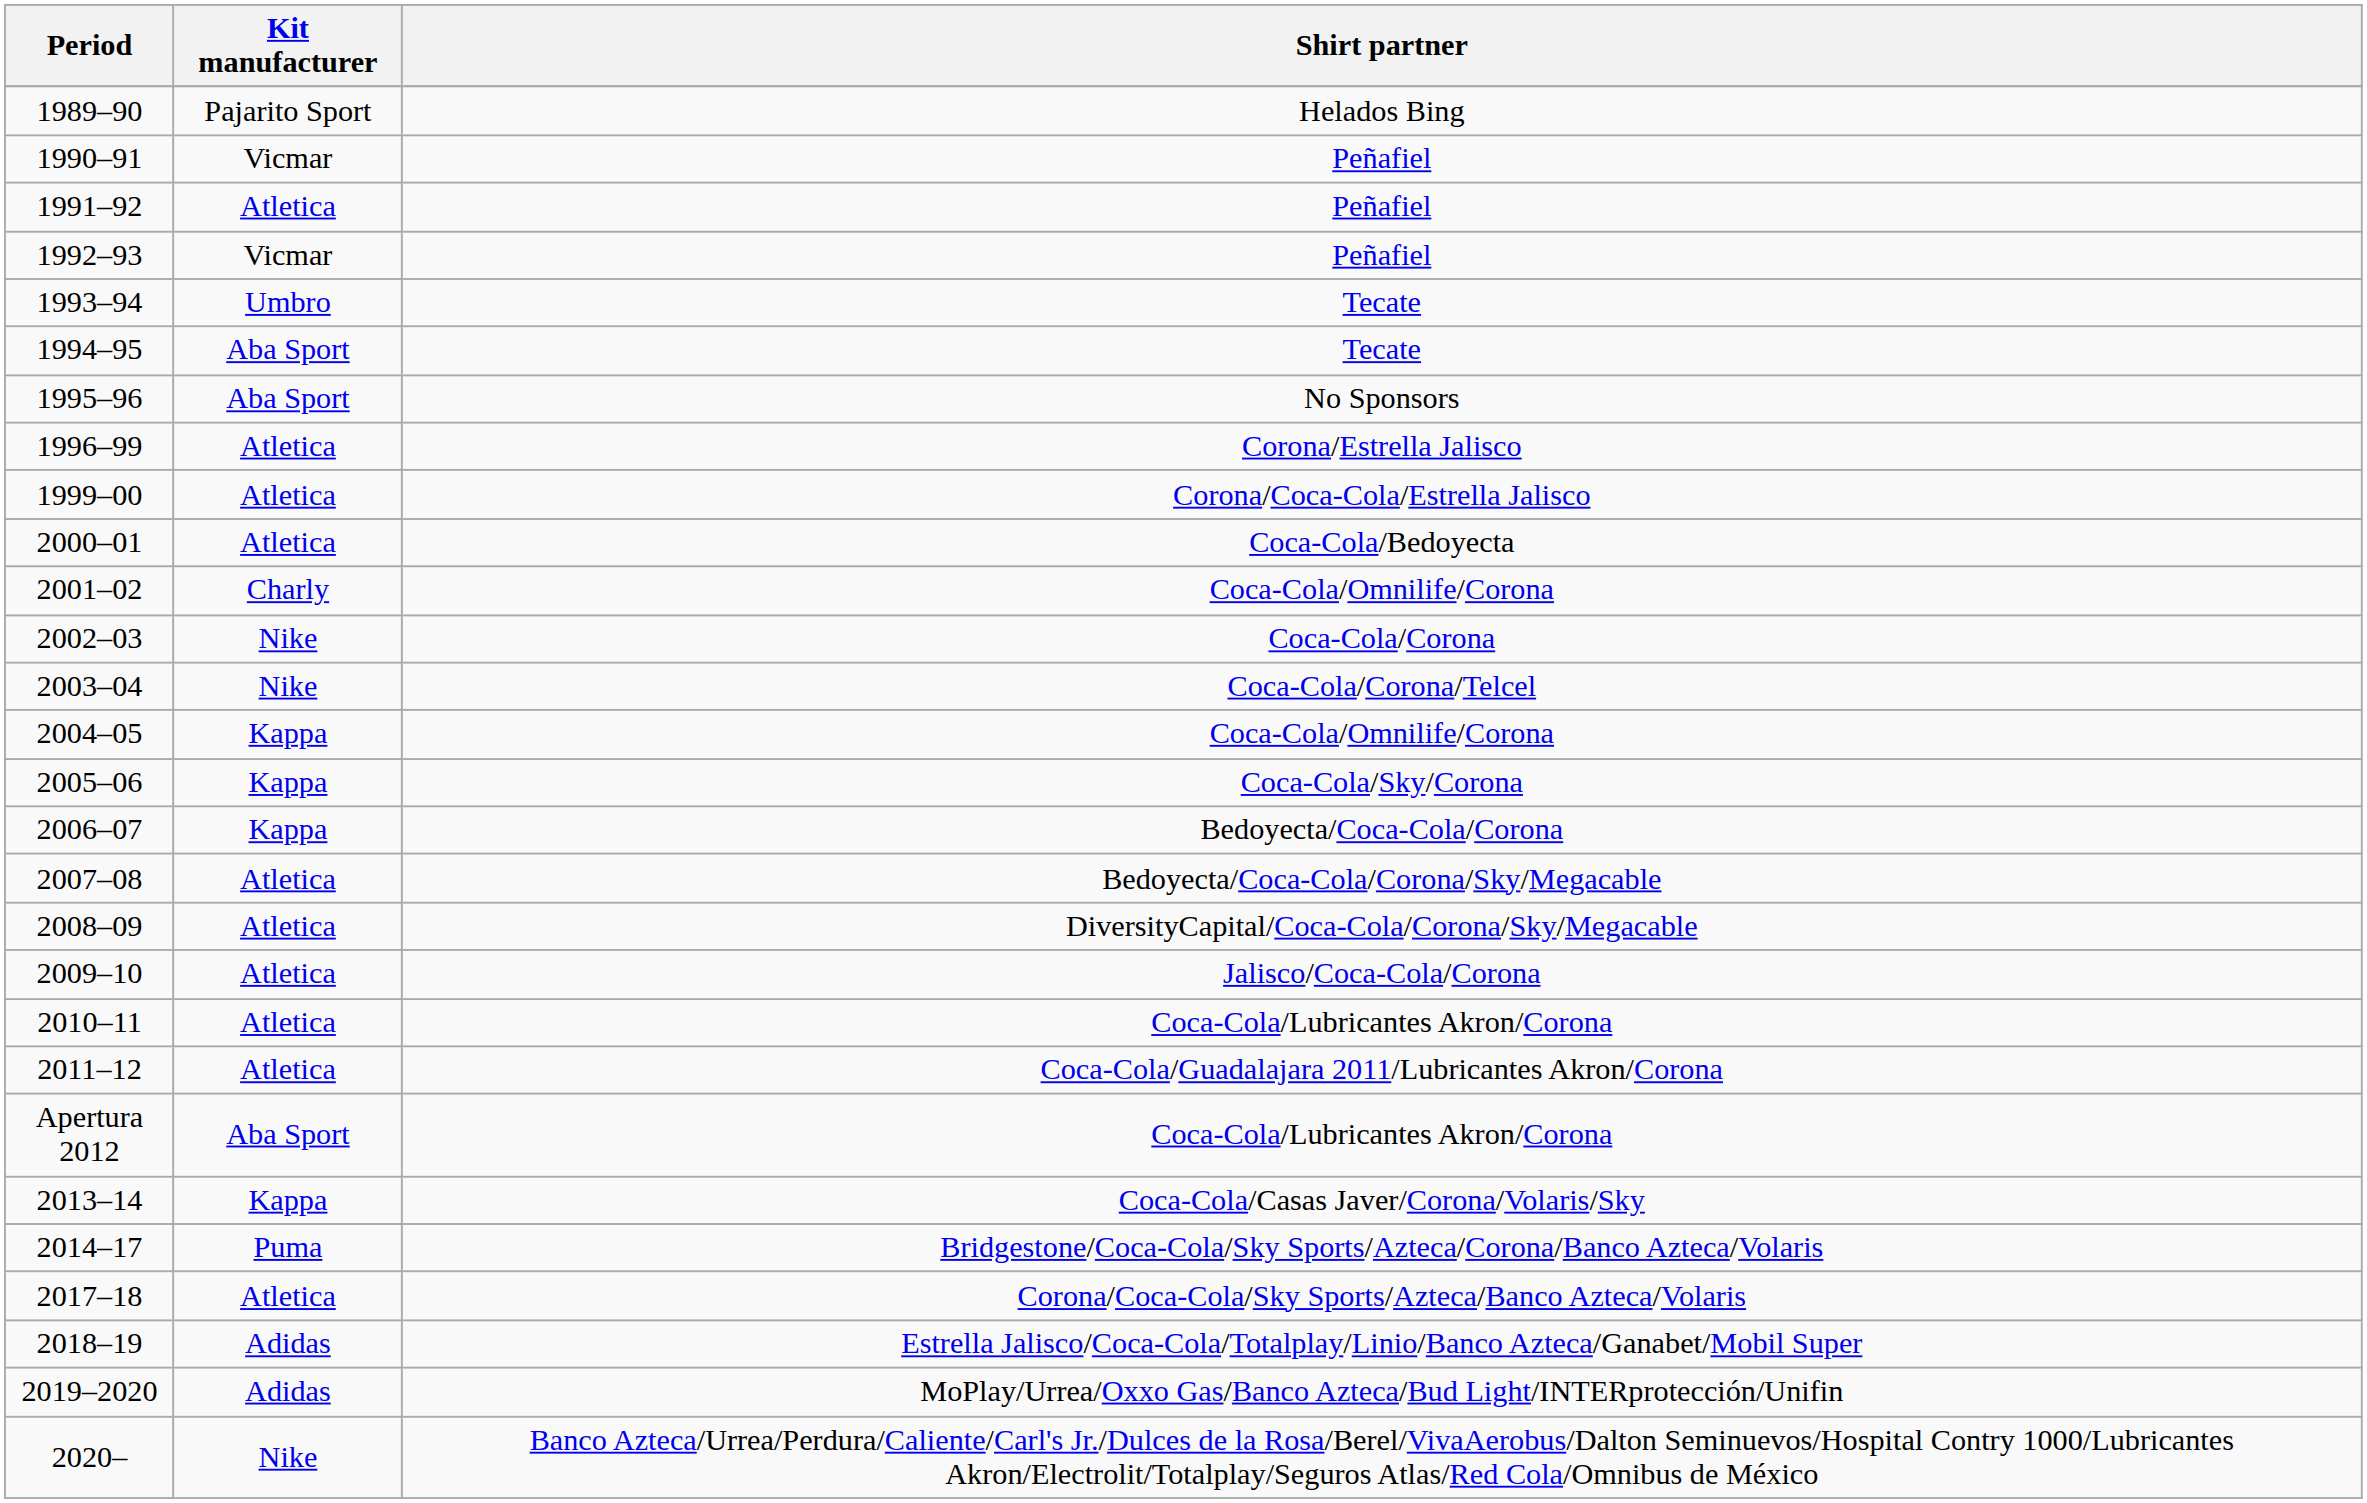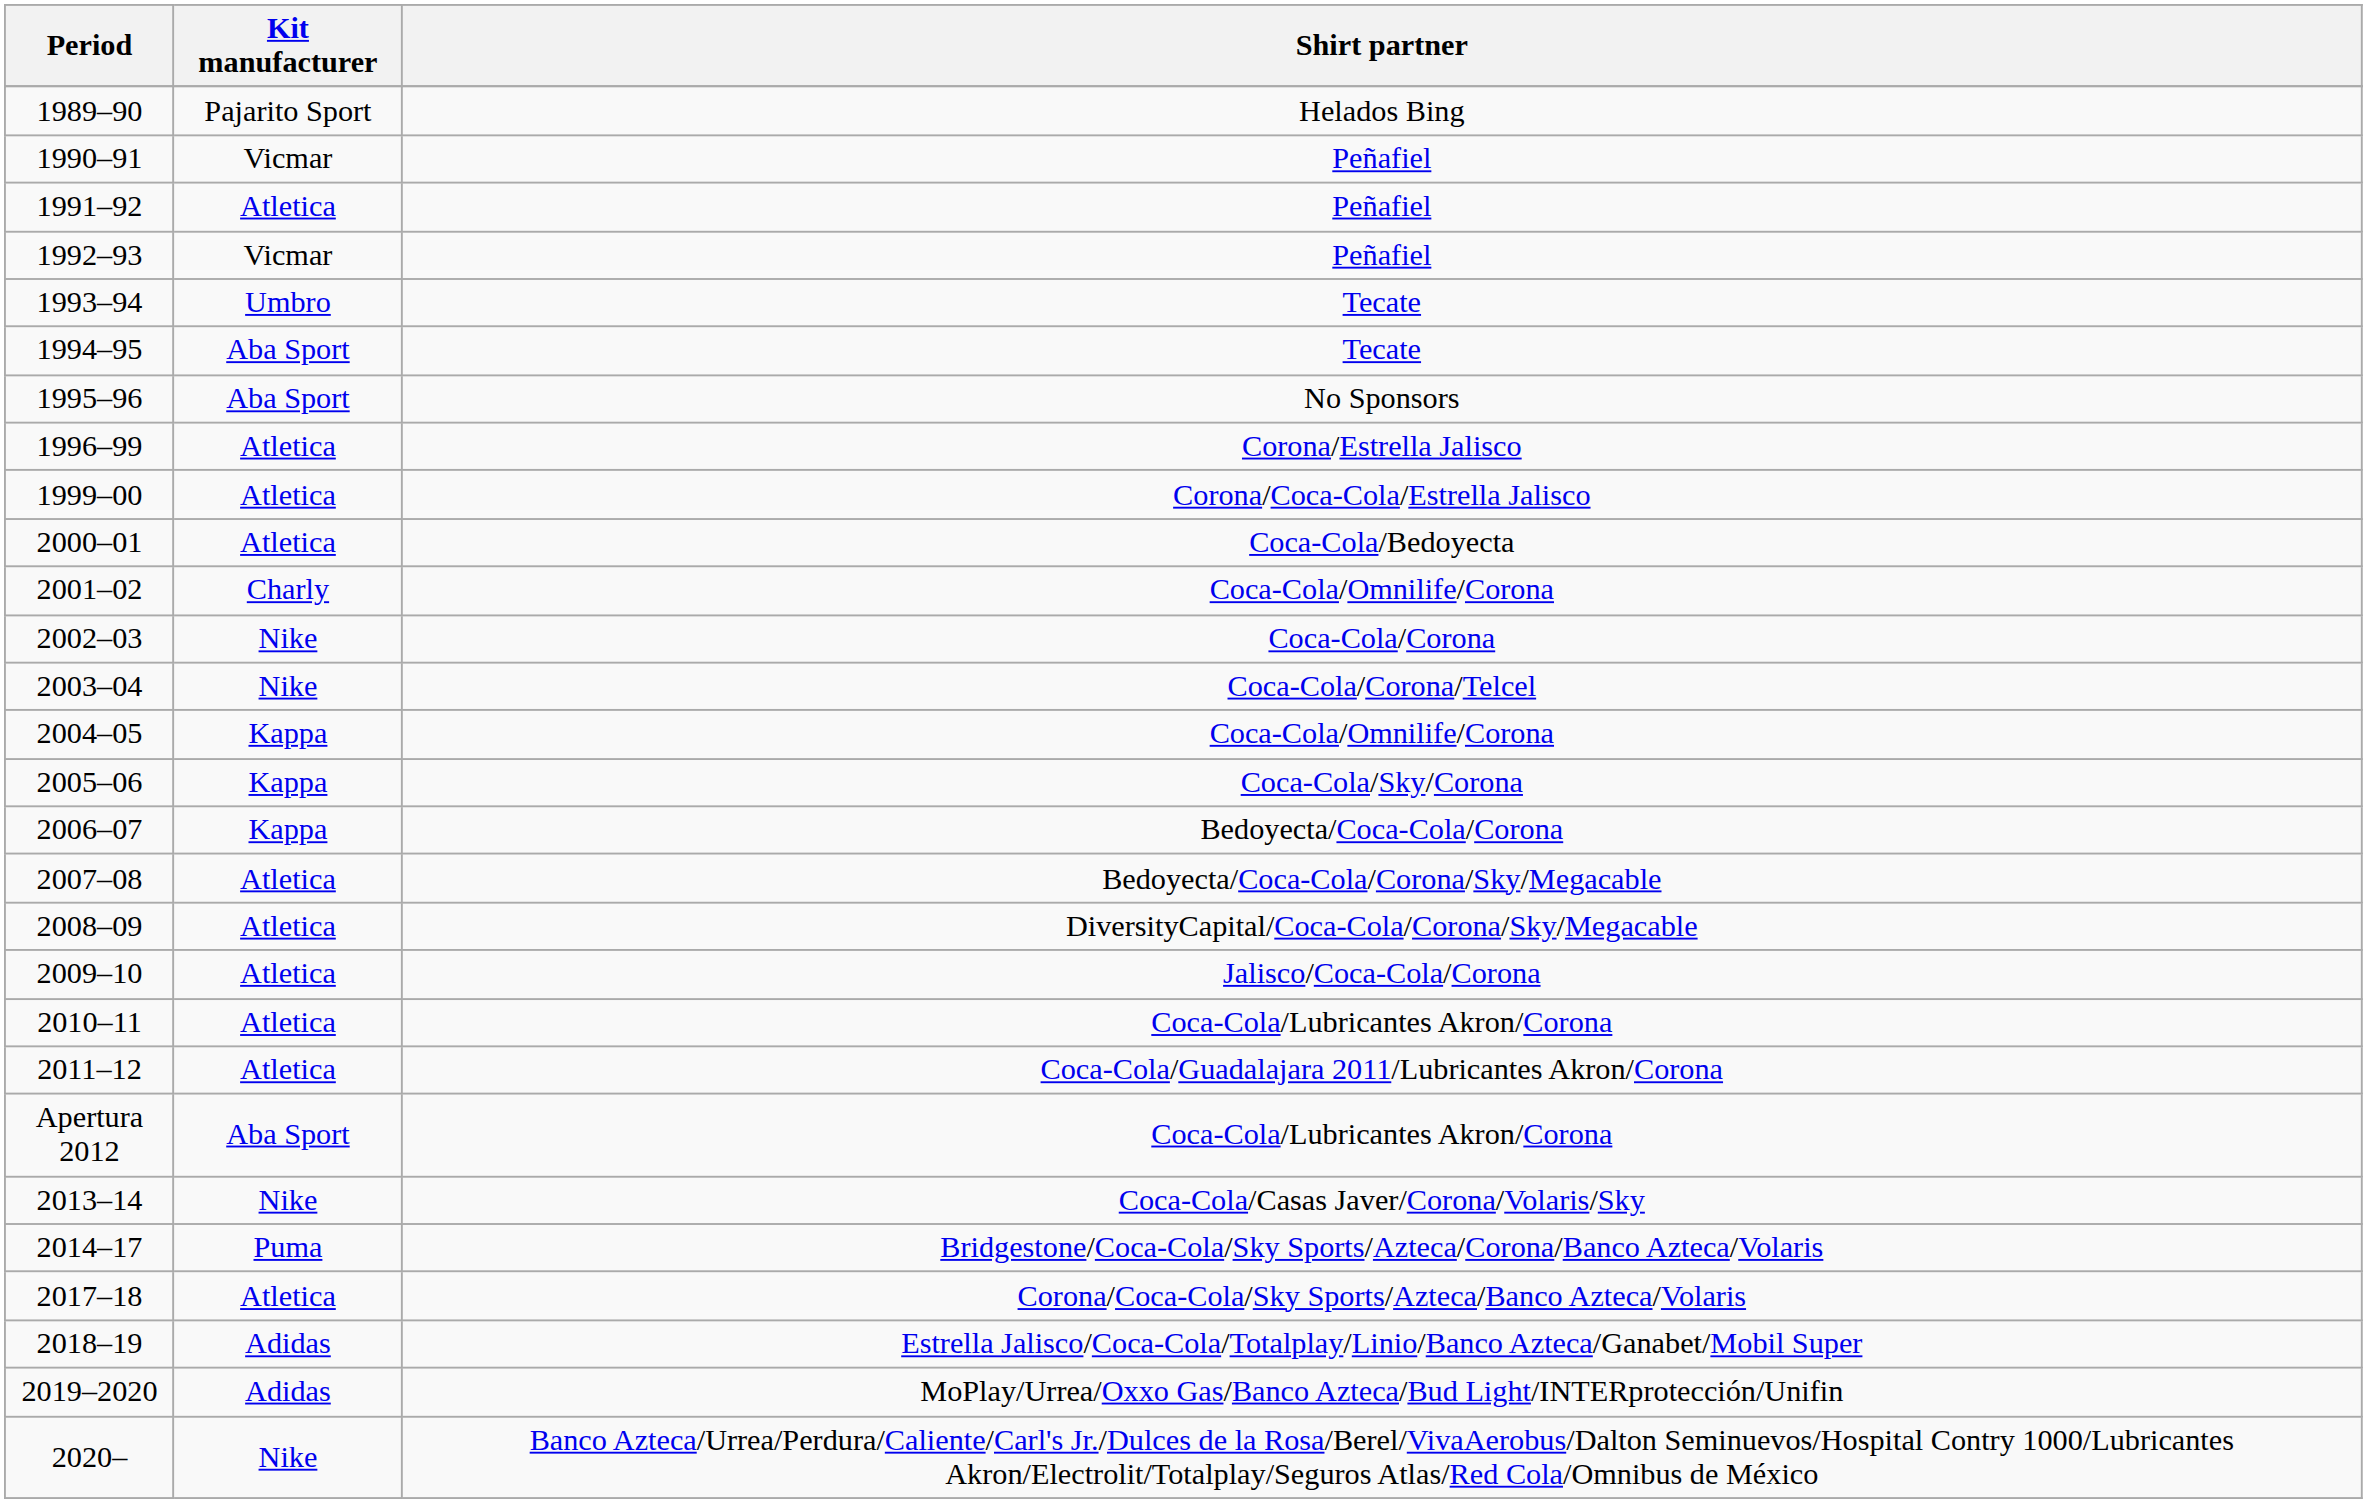(288, 1199) Kappa -> (288, 1199) Nike
